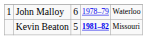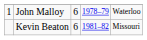(76, 27) 5 -> (76, 27) 6
(95, 27) bold -> (95, 27) normal
